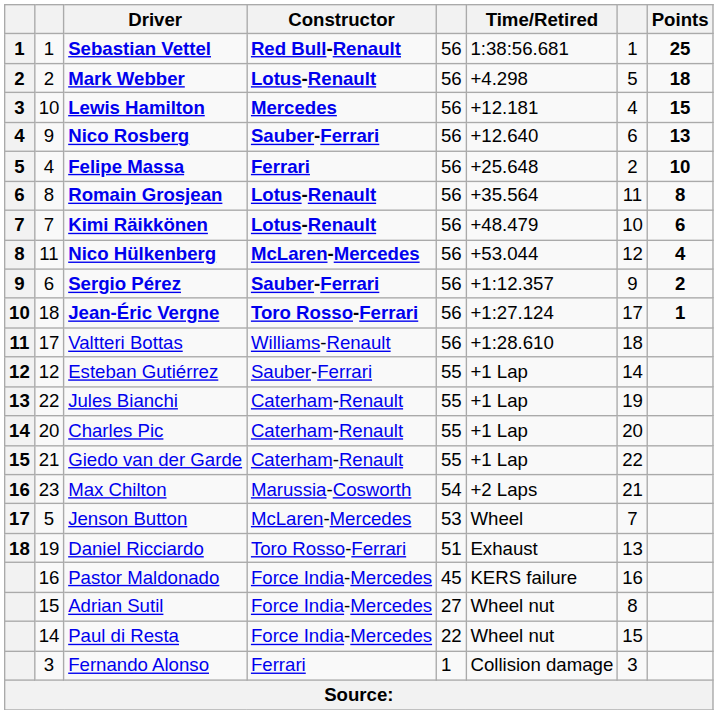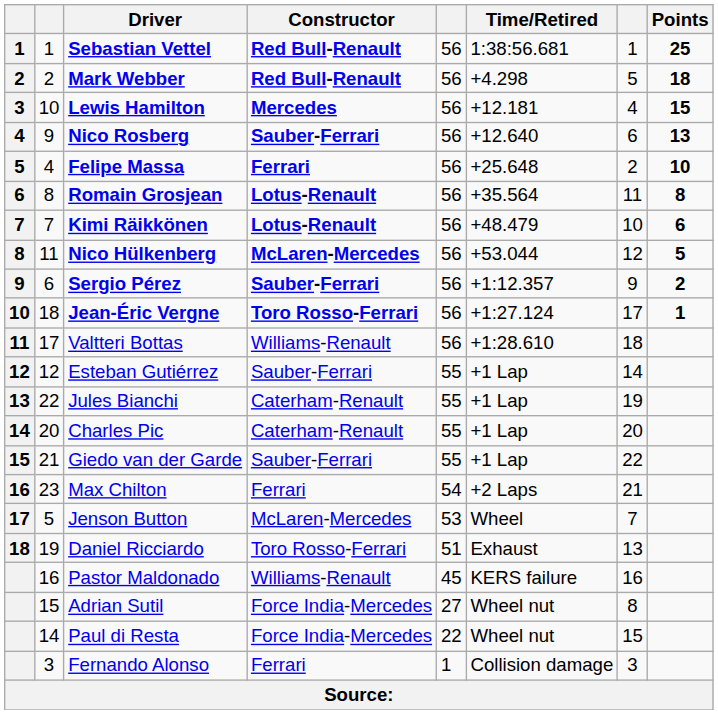(314, 78) Lotus-Renault -> (326, 78) Red Bull-Renault
(680, 254) 4 -> (680, 254) 5
(327, 460) Caterham-Renault -> (311, 460) Sauber-Ferrari
(331, 489) Marussia-Cosworth -> (278, 489) Ferrari
(342, 577) Force India-Mercedes -> (321, 577) Williams-Renault
